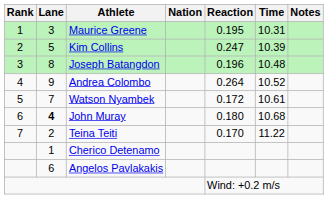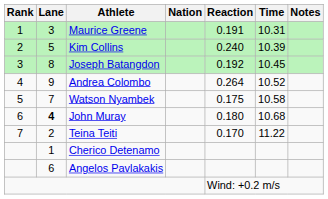(230, 30) 0.195 -> (230, 30) 0.191
(230, 47) 0.247 -> (230, 47) 0.240
(230, 64) 0.196 -> (230, 64) 0.192
(272, 64) 10.48 -> (272, 64) 10.45
(230, 99) 0.172 -> (230, 99) 0.175
(272, 99) 10.61 -> (272, 99) 10.58
